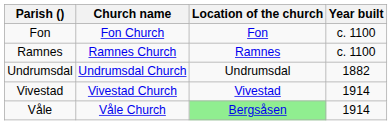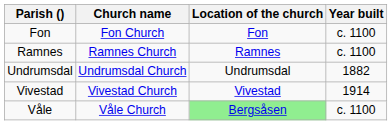(356, 110) 1914 -> (356, 110) c. 1100
